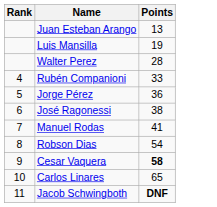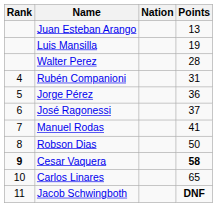+ column: (157, 12)
(157, 78) 33 -> (194, 78) 31
(157, 111) 38 -> (194, 111) 37
(157, 144) 54 -> (194, 144) 50
(19, 161) normal -> (19, 161) bold
